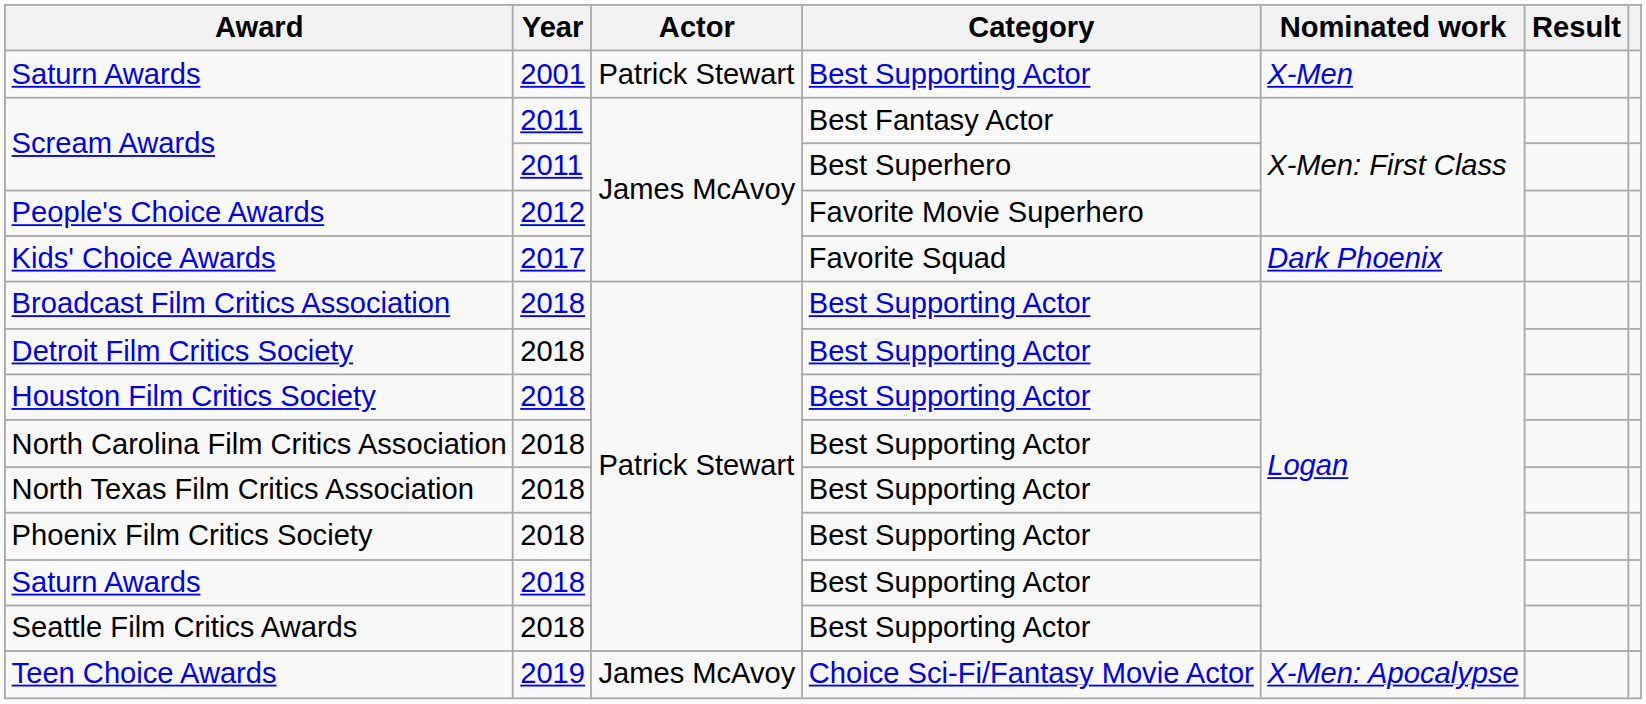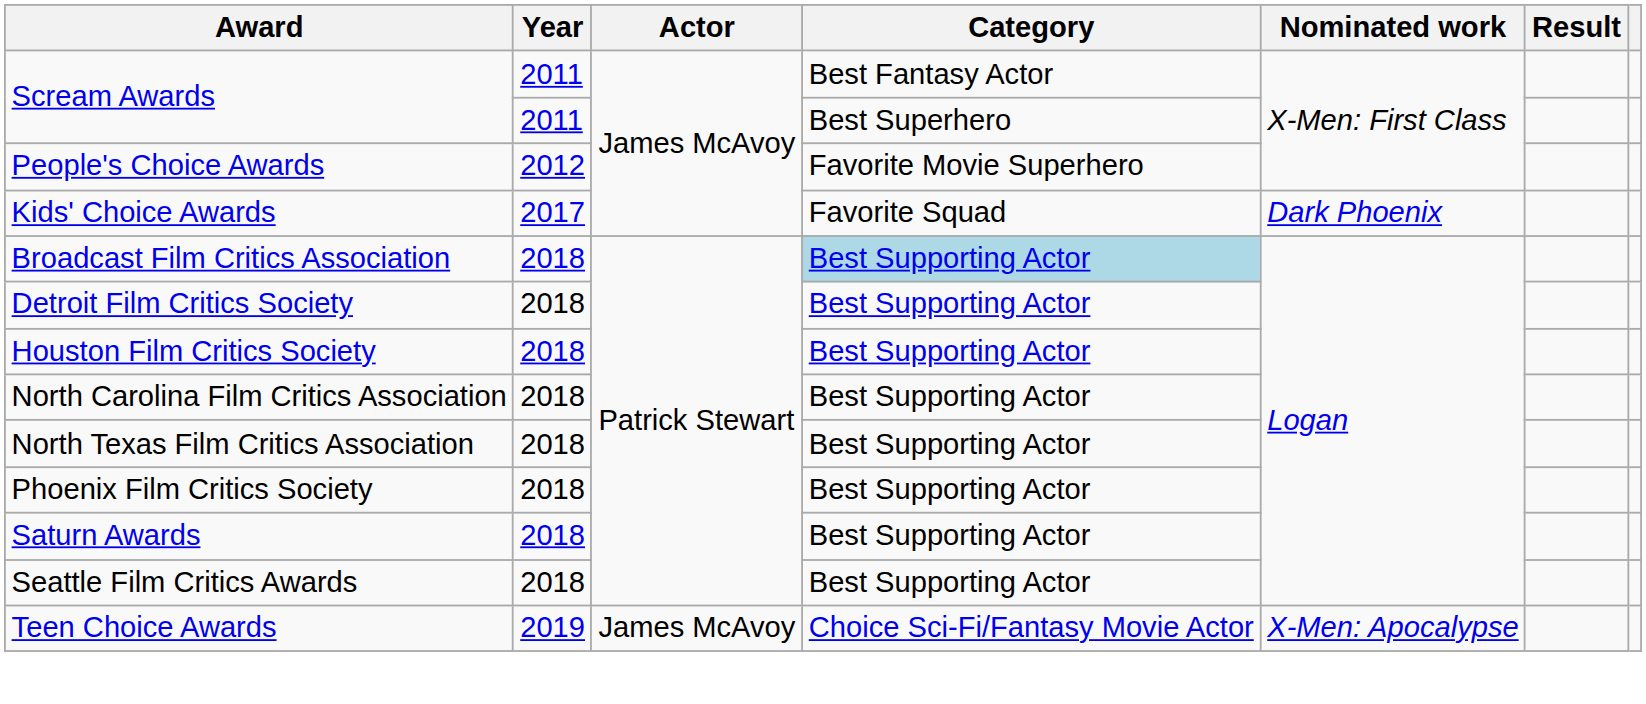- row: (106, 73)
(950, 304) no background -> (950, 258) lightblue background
